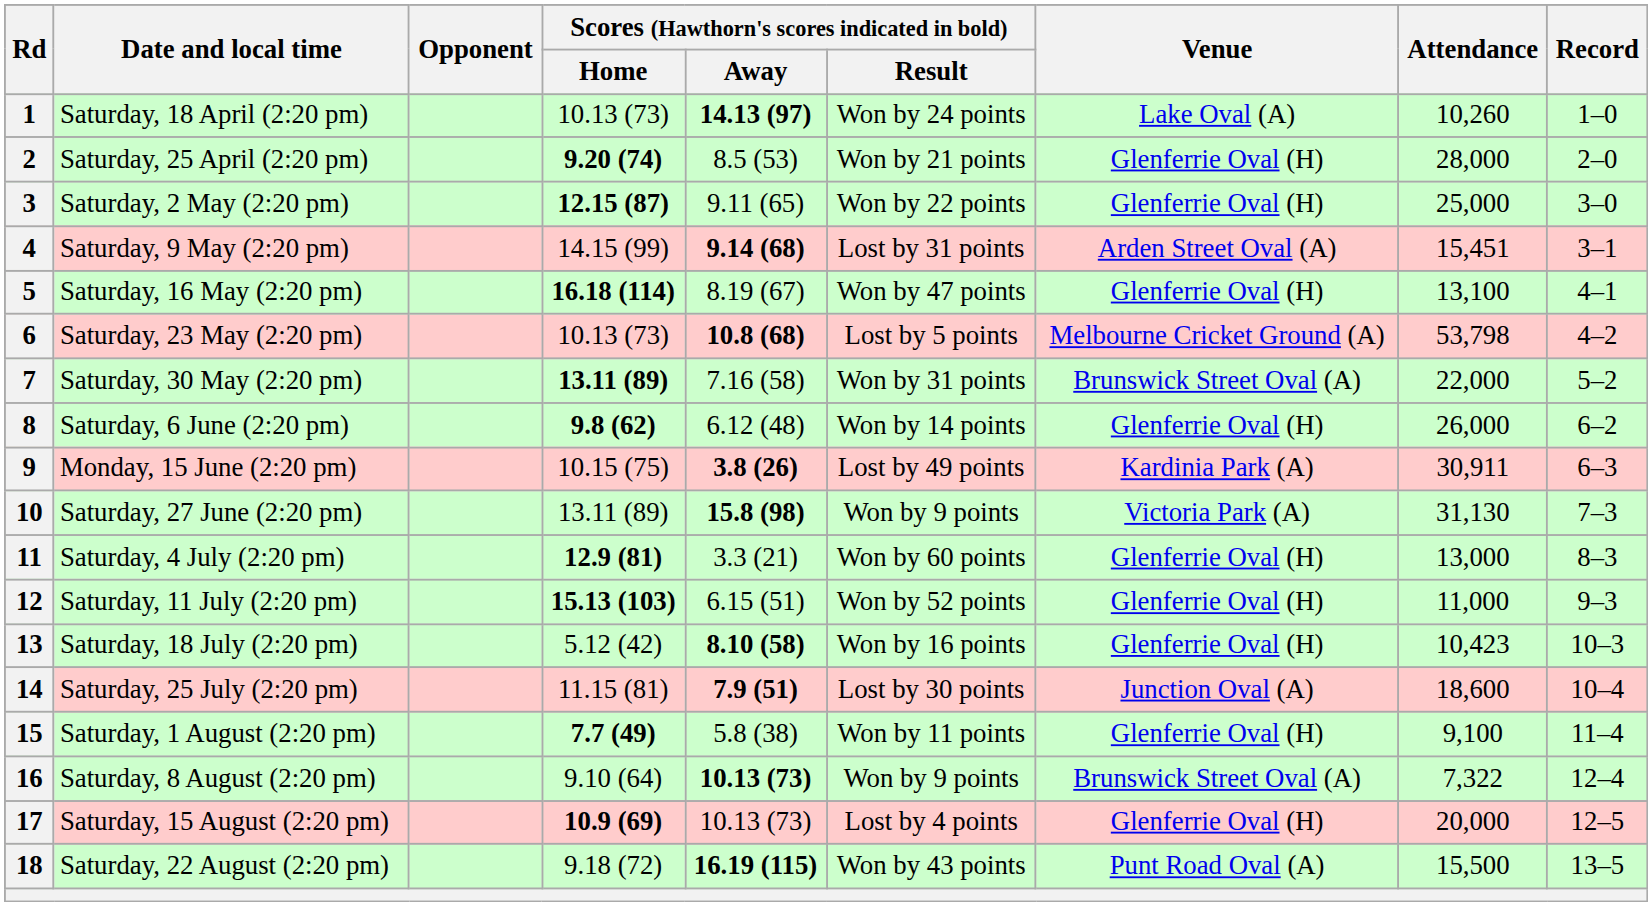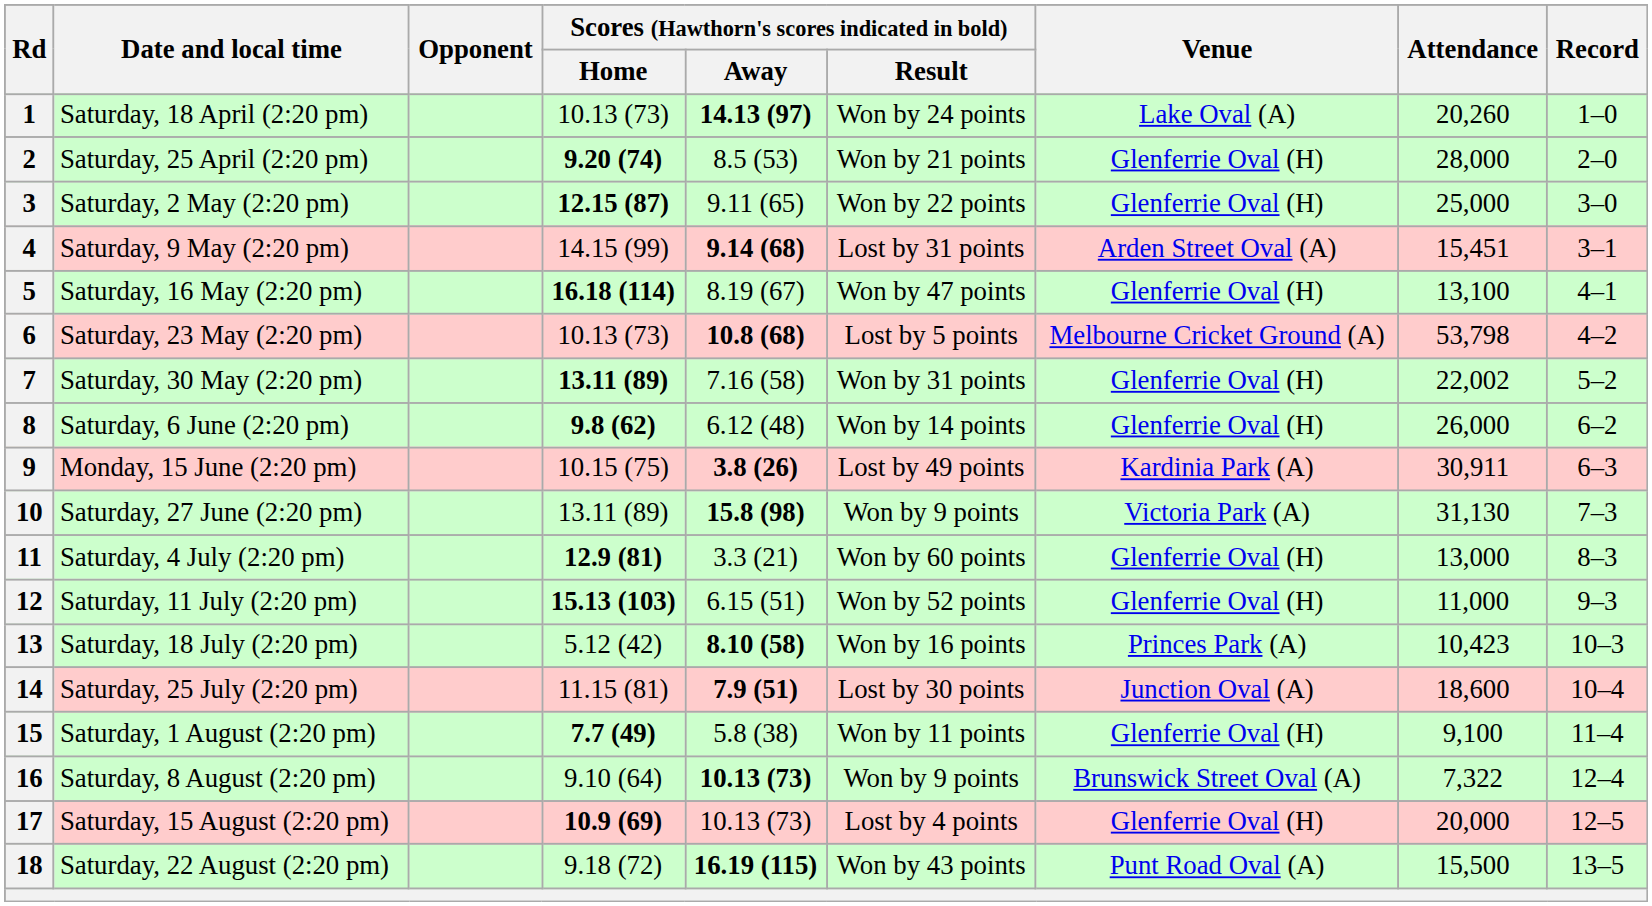(1473, 115) 10,260 -> (1473, 115) 20,260
(1217, 380) Brunswick Street Oval (A) -> (1217, 380) Glenferrie Oval (H)
(1473, 380) 22,000 -> (1473, 380) 22,002
(1217, 645) Glenferrie Oval (H) -> (1217, 645) Princes Park (A)
